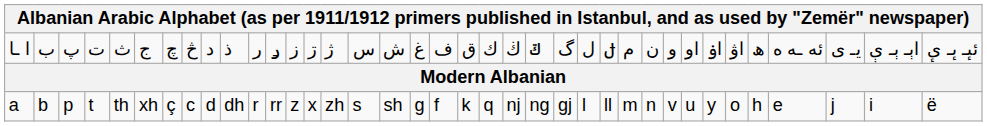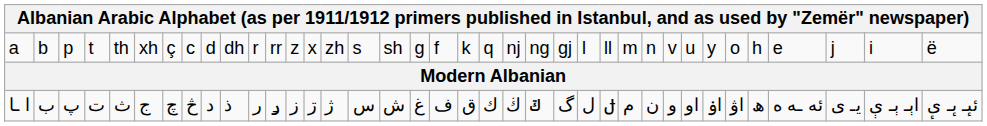rows swapped: (19, 48) <-> (14, 105)
